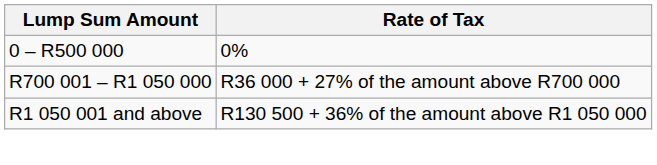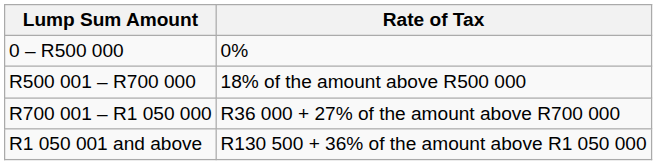+ row: (102, 81)
